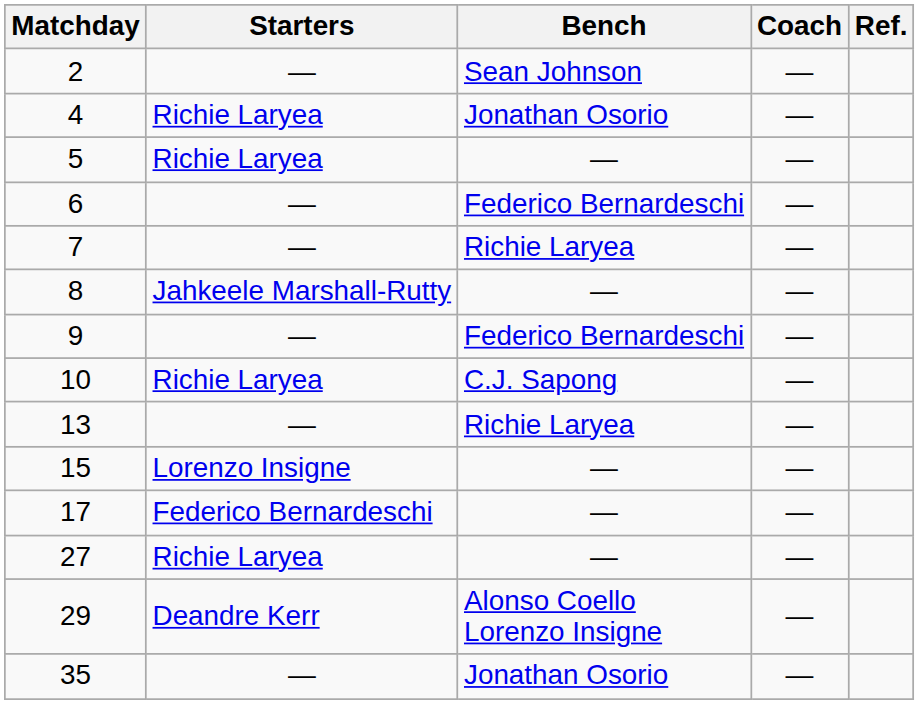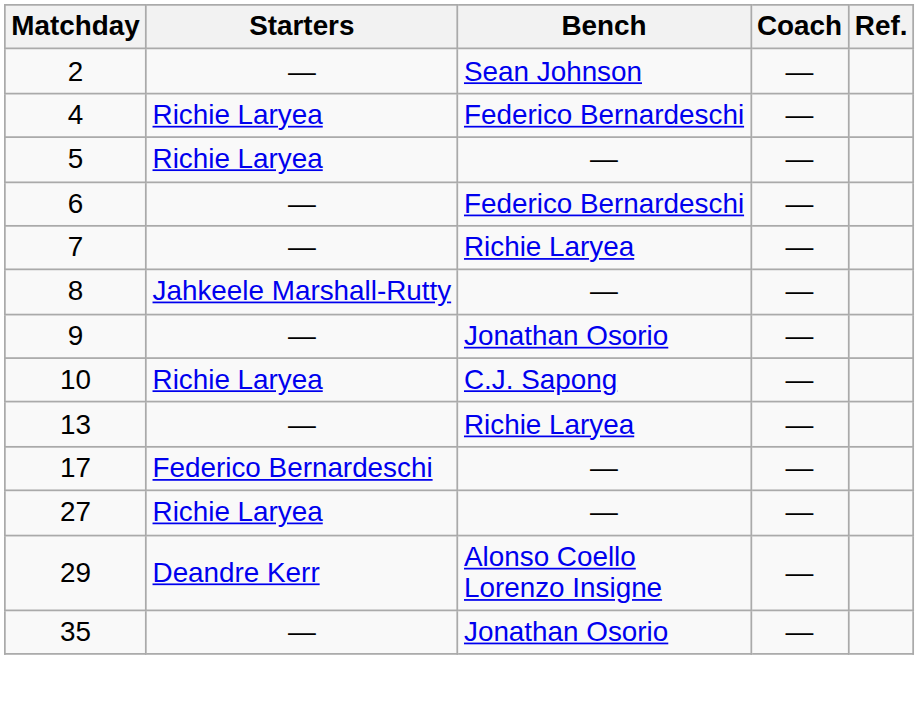(566, 114) Jonathan Osorio -> (604, 114) Federico Bernardeschi
(604, 335) Federico Bernardeschi -> (566, 335) Jonathan Osorio
- row: (75, 468)
